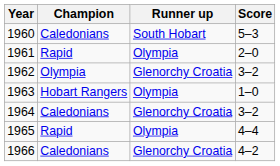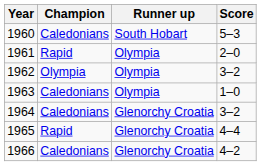(183, 72) Glenorchy Croatia -> (137, 72) Olympia
(84, 92) Hobart Rangers -> (75, 92) Caledonians
(156, 131) Olympia -> (164, 131) Glenorchy Croatia
